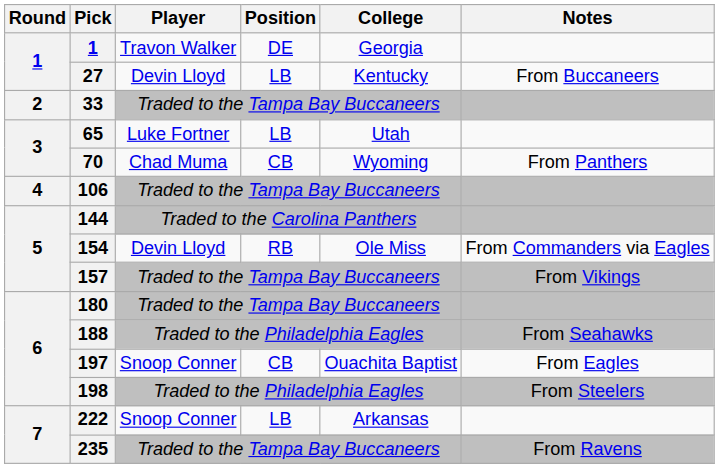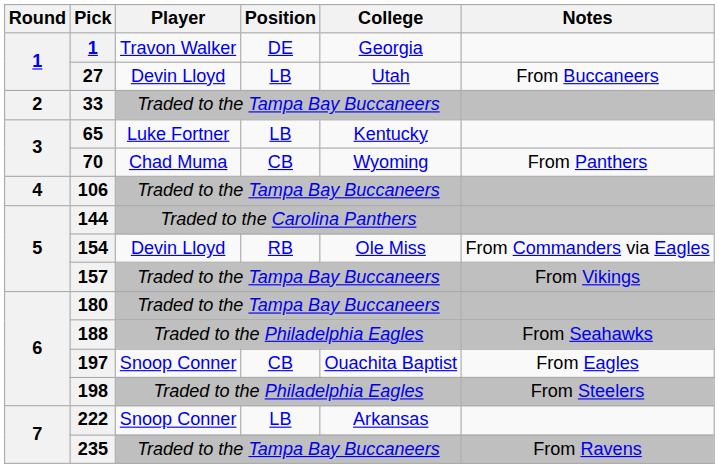(391, 76) Kentucky -> (391, 76) Utah
(391, 133) Utah -> (391, 133) Kentucky
